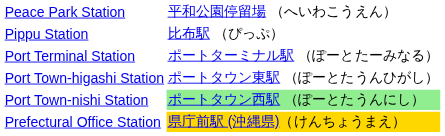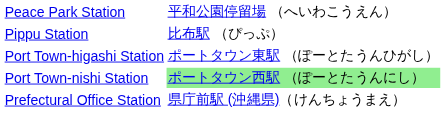- row: (70, 55)
(287, 121) gold background -> (287, 99) no background
